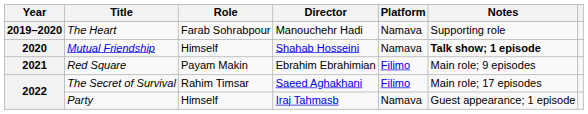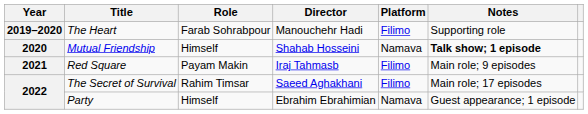(401, 30) Namava -> (395, 30) Filimo
(326, 65) Ebrahim Ebrahimian -> (307, 65) Iraj Tahmasb
(307, 100) Iraj Tahmasb -> (326, 100) Ebrahim Ebrahimian
